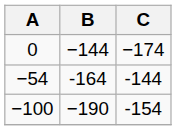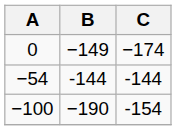(88, 49) −144 -> (88, 49) −149
(88, 79) -164 -> (88, 79) -144
